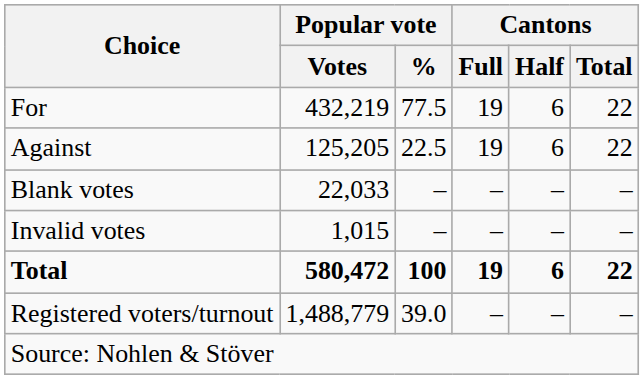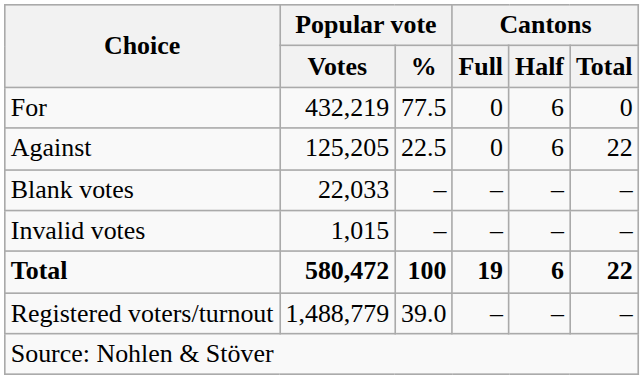(490, 107) 19 -> (497, 107) 0
(620, 107) 22 -> (626, 107) 0
(490, 148) 19 -> (497, 148) 0
